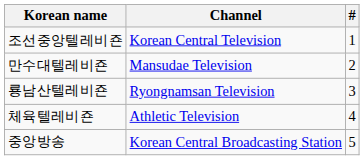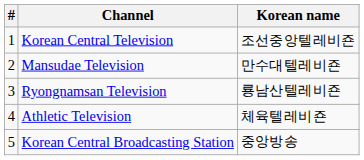columns swapped: (352, 15) <-> (65, 15)
